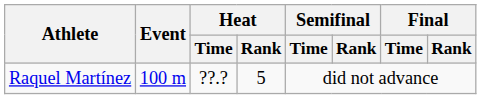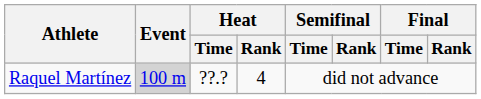(163, 78) no background -> (163, 78) lightgrey background
(261, 78) 5 -> (261, 78) 4
